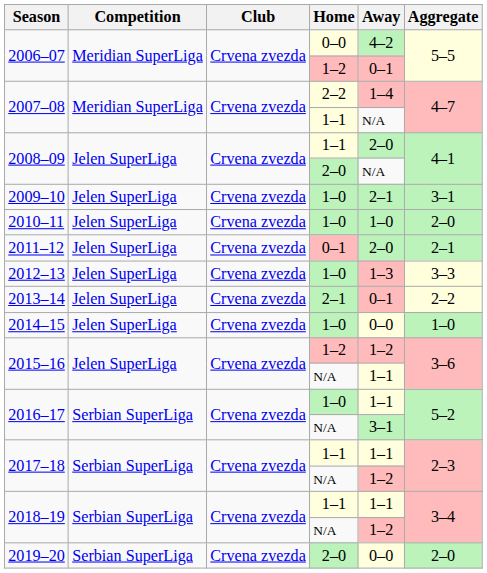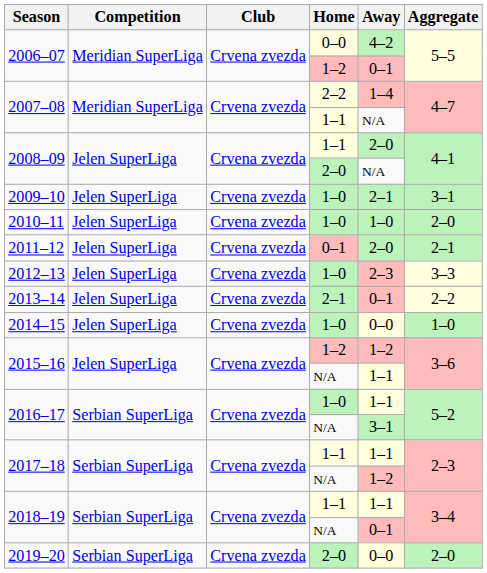(381, 273) 1–3 -> (381, 273) 2–3
(381, 529) 1–2 -> (381, 529) 0–1
